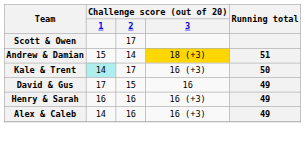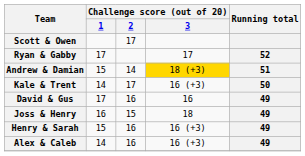+ row: (45, 55)
(101, 70) paleturquoise background -> (101, 85) no background
(131, 85) 15 -> (131, 99) 16
+ row: (45, 114)
(101, 99) 16 -> (101, 128) 15
